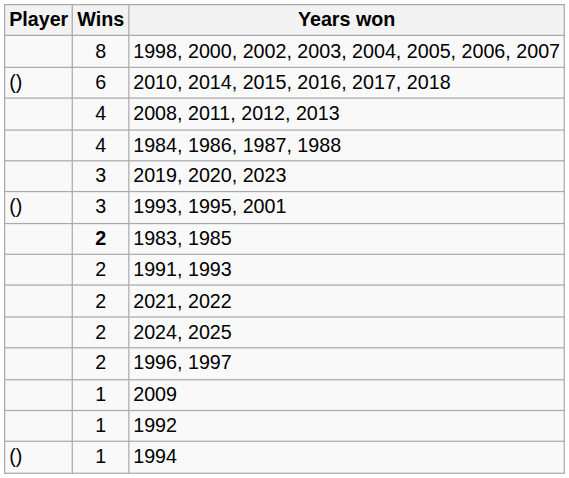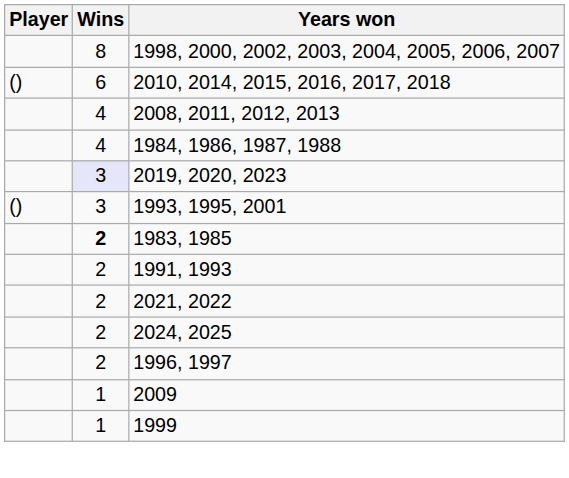(101, 176) no background -> (101, 176) lavender background
+ row: (155, 425)
- row: (155, 425)
- row: (155, 457)
